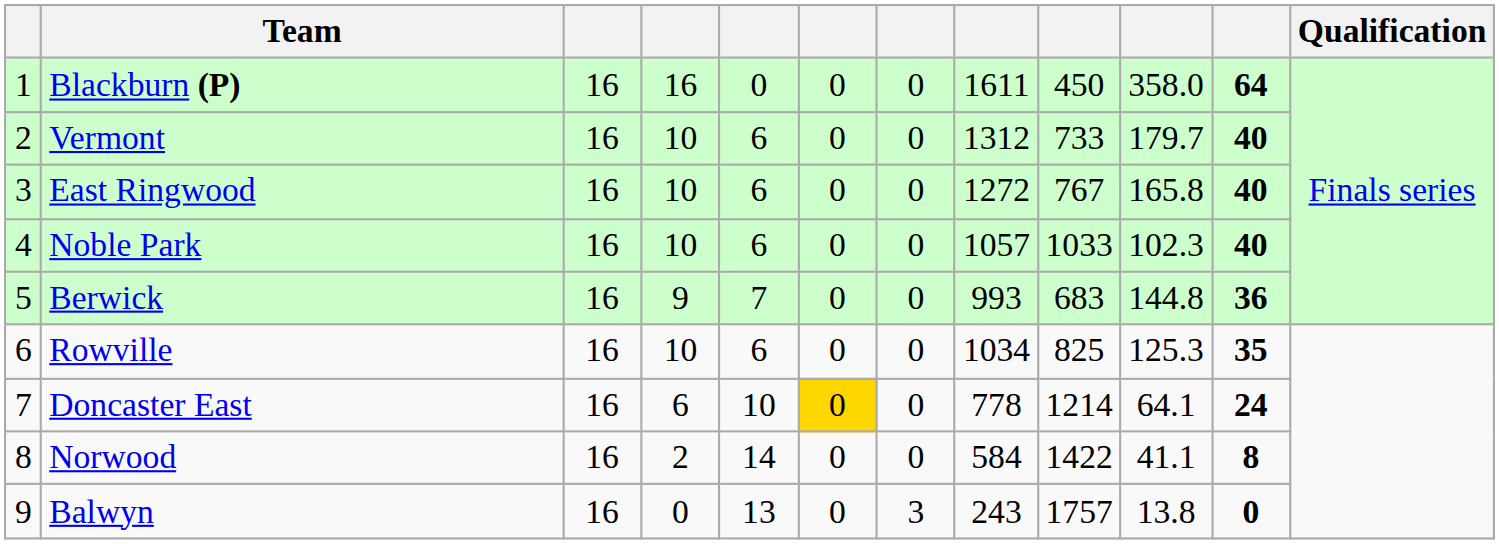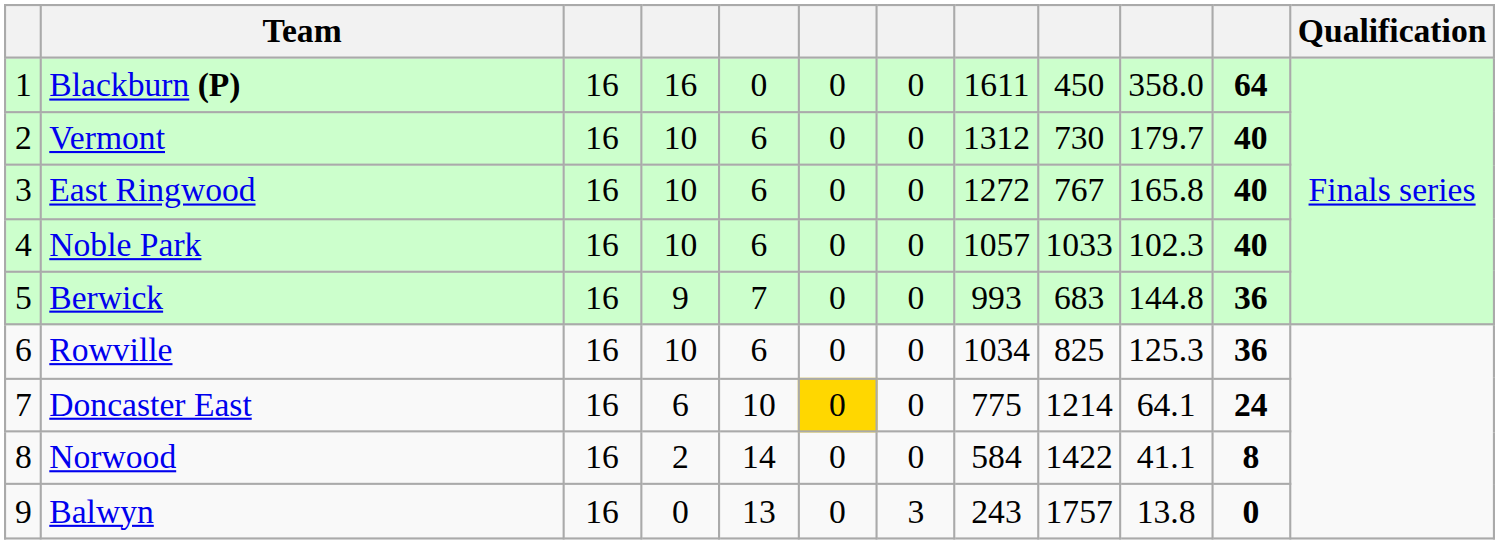(1079, 137) 733 -> (1079, 137) 730
(1251, 350) 35 -> (1251, 350) 36
(996, 404) 778 -> (996, 404) 775
